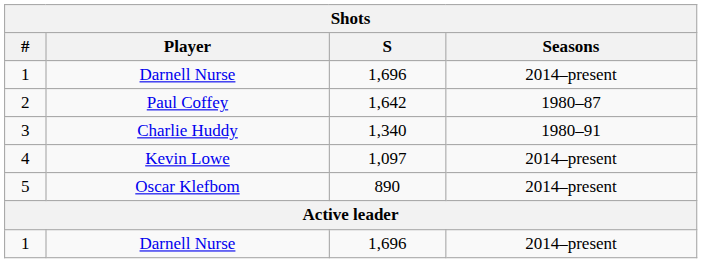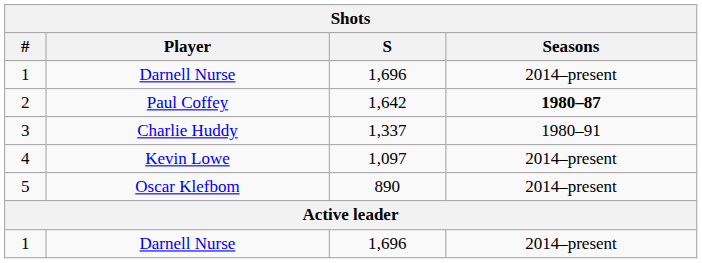(571, 102) normal -> (571, 102) bold
(387, 131) 1,340 -> (387, 131) 1,337
